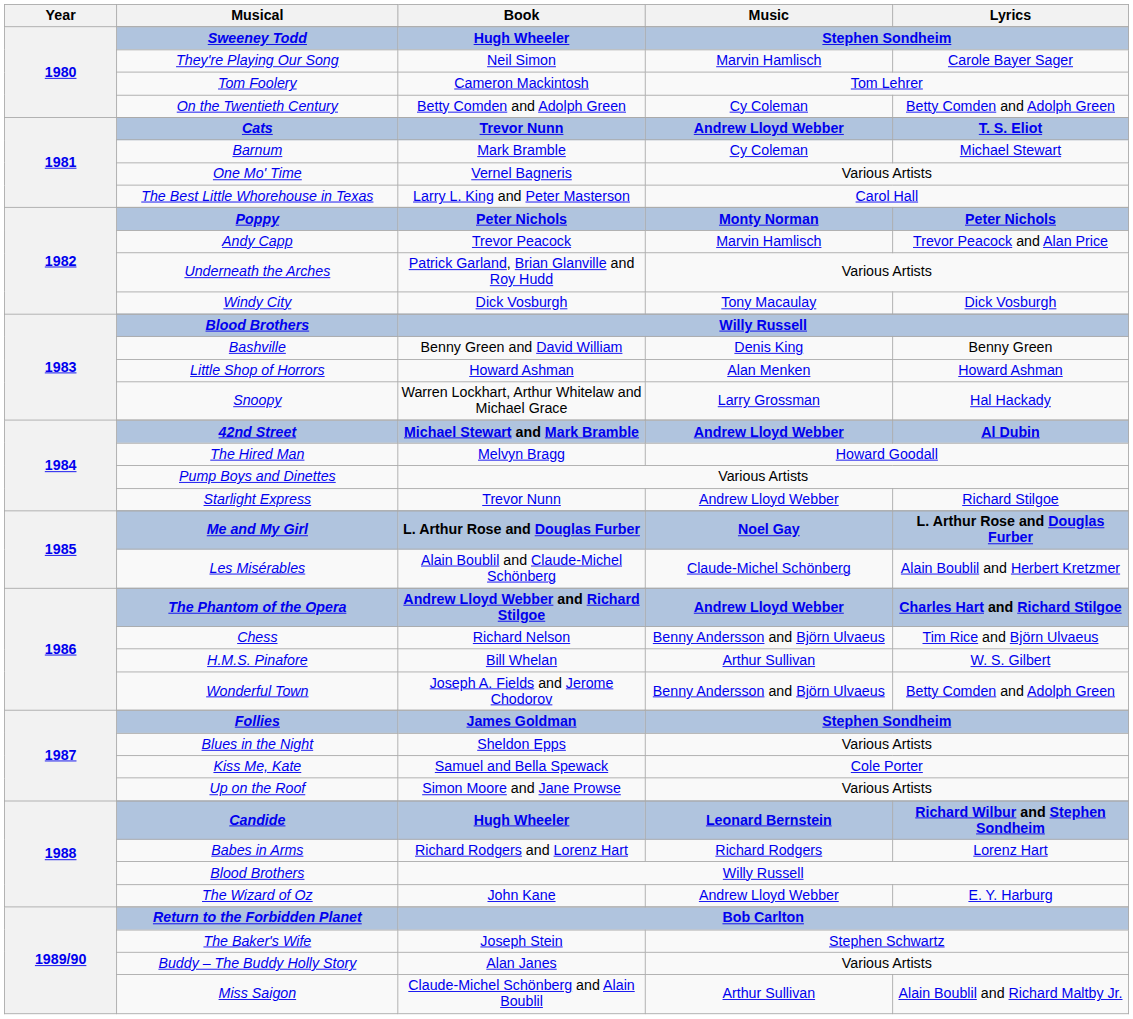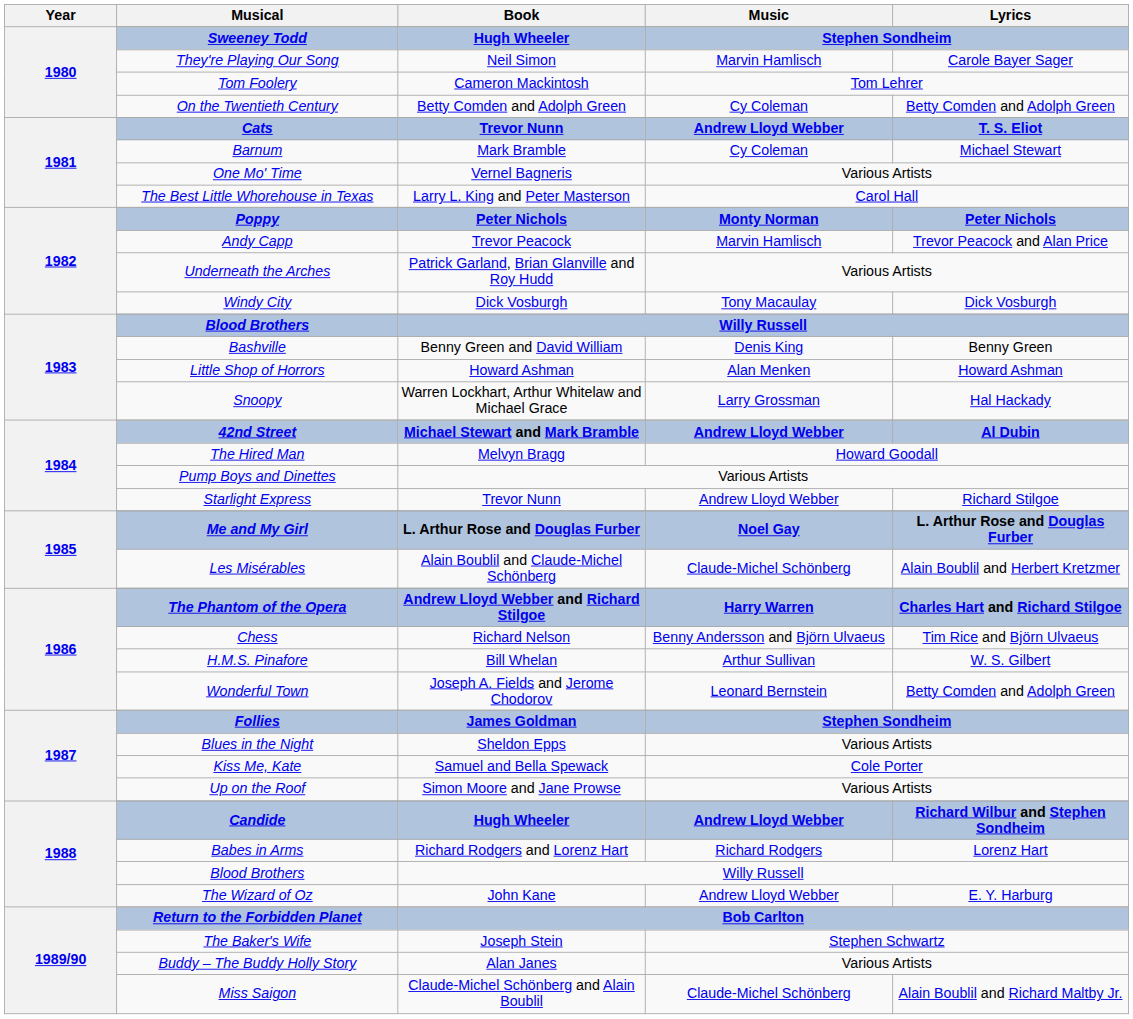(769, 607) Andrew Lloyd Webber -> (769, 607) Harry Warren
(769, 691) Benny Andersson and Björn Ulvaeus -> (769, 691) Leonard Bernstein
(769, 820) Leonard Bernstein -> (769, 820) Andrew Lloyd Webber
(769, 994) Arthur Sullivan -> (769, 994) Claude-Michel Schönberg
